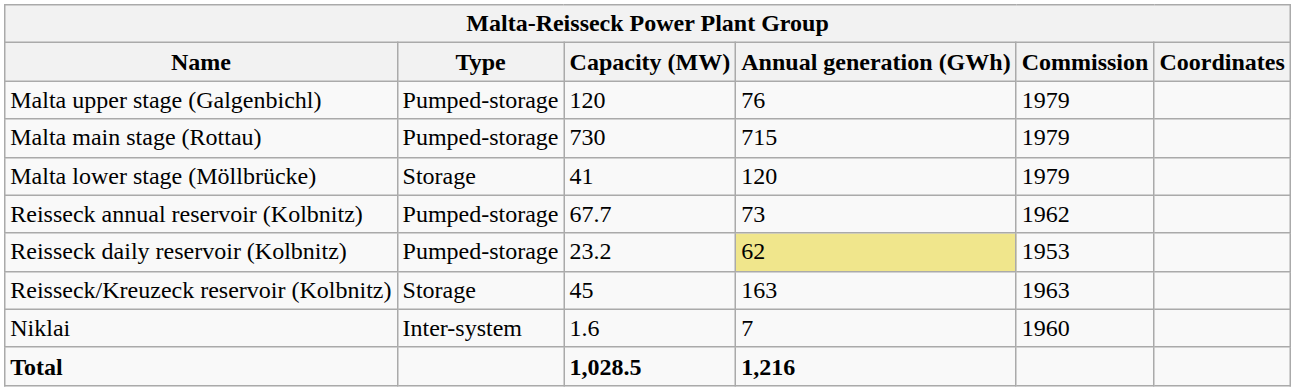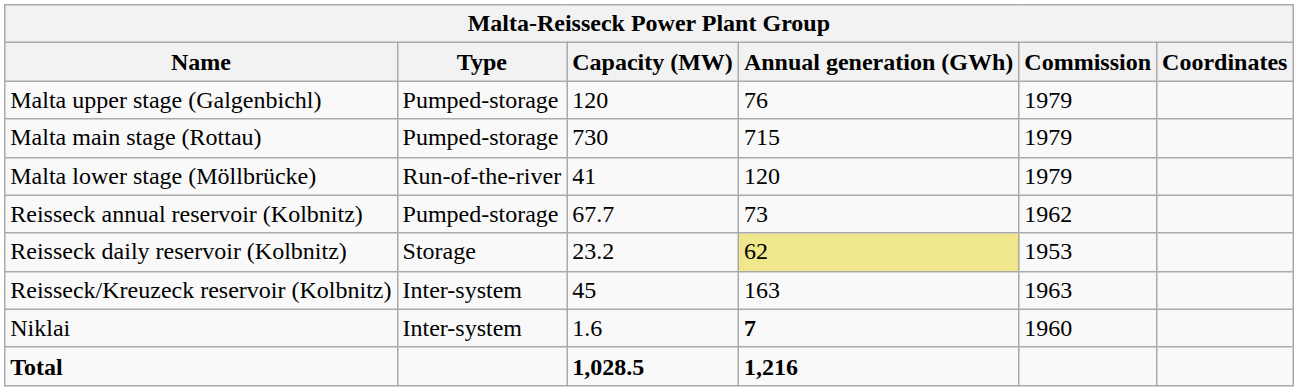(439, 175) Storage -> (482, 175) Run-of-the-river
(481, 251) Pumped-storage -> (439, 251) Storage
(439, 289) Storage -> (462, 289) Inter-system
(747, 328) normal -> (750, 328) bold
